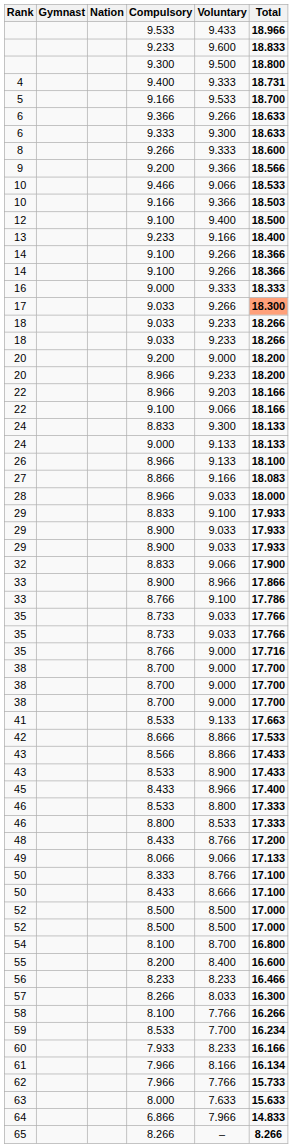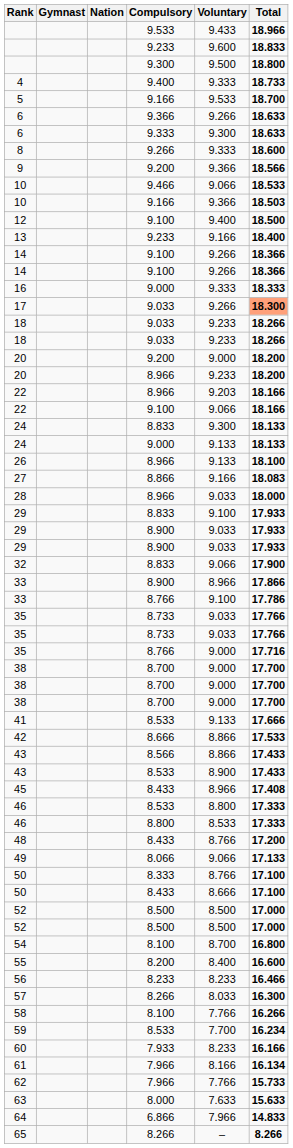(268, 82) 18.731 -> (268, 82) 18.733
(268, 720) 17.663 -> (268, 720) 17.666
(268, 789) 17.400 -> (268, 789) 17.408
